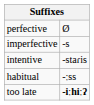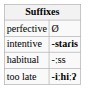- row: (32, 44)
(75, 60) normal -> (65, 44) bold
